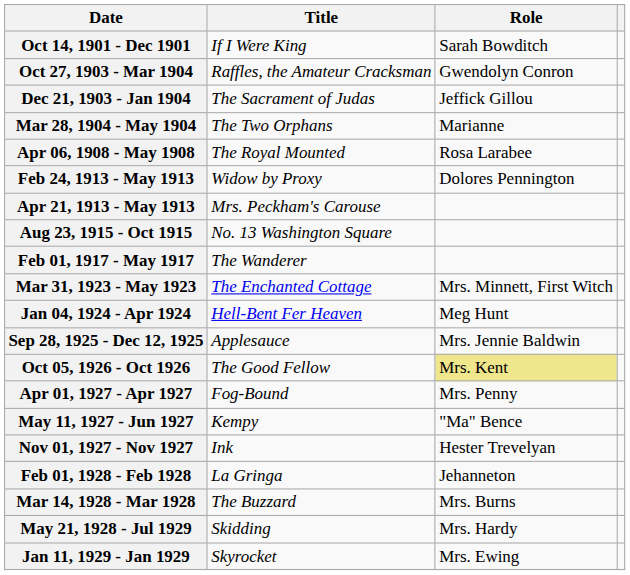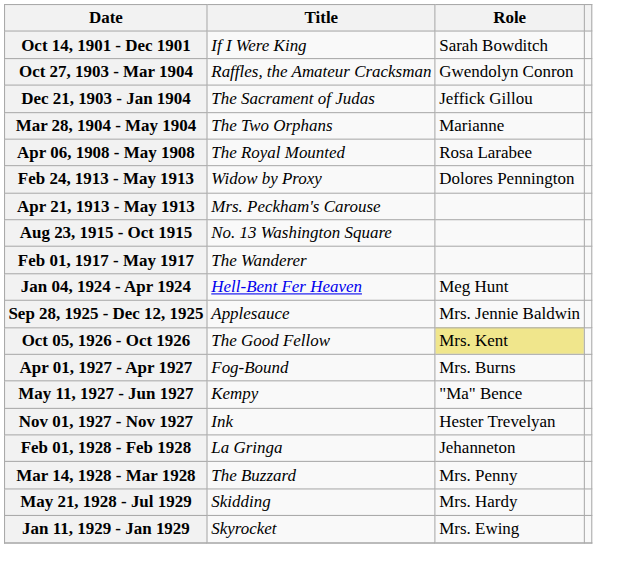- row: (106, 286)
(478, 394) Mrs. Penny -> (477, 367) Mrs. Burns
(477, 502) Mrs. Burns -> (478, 475) Mrs. Penny
